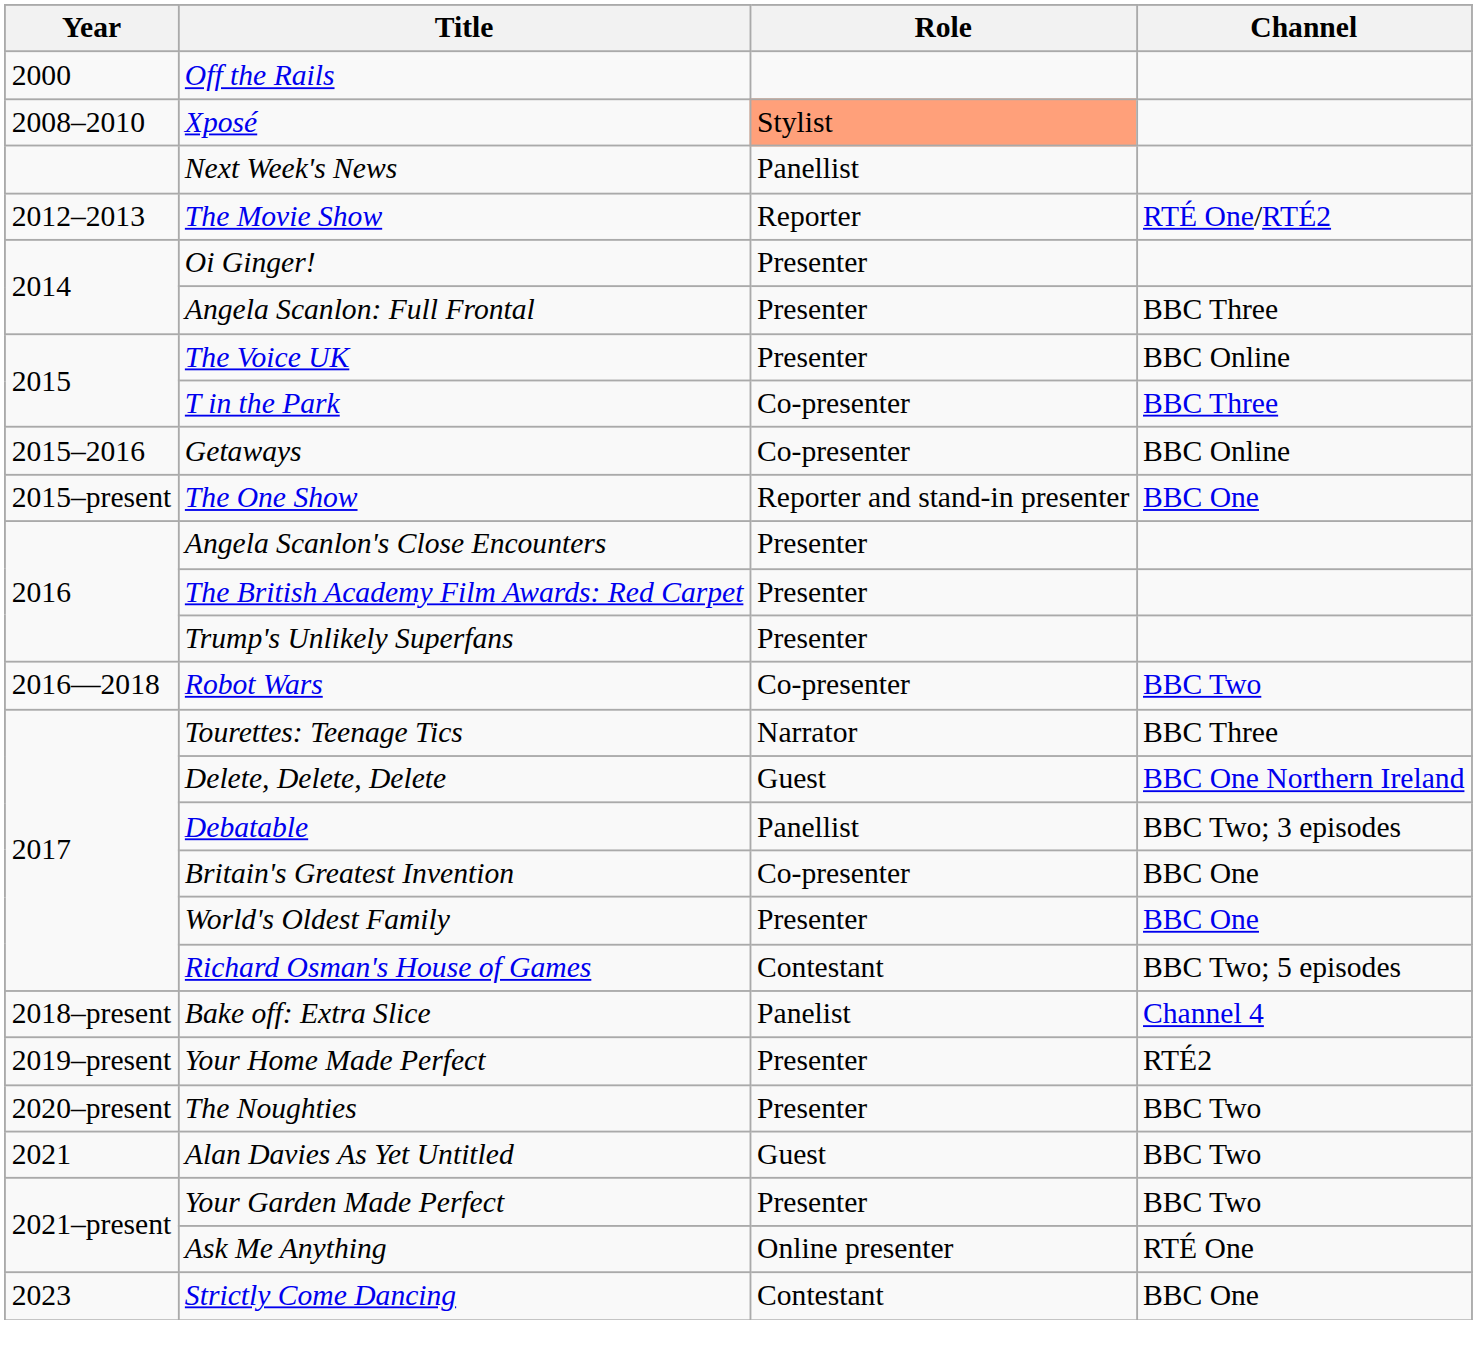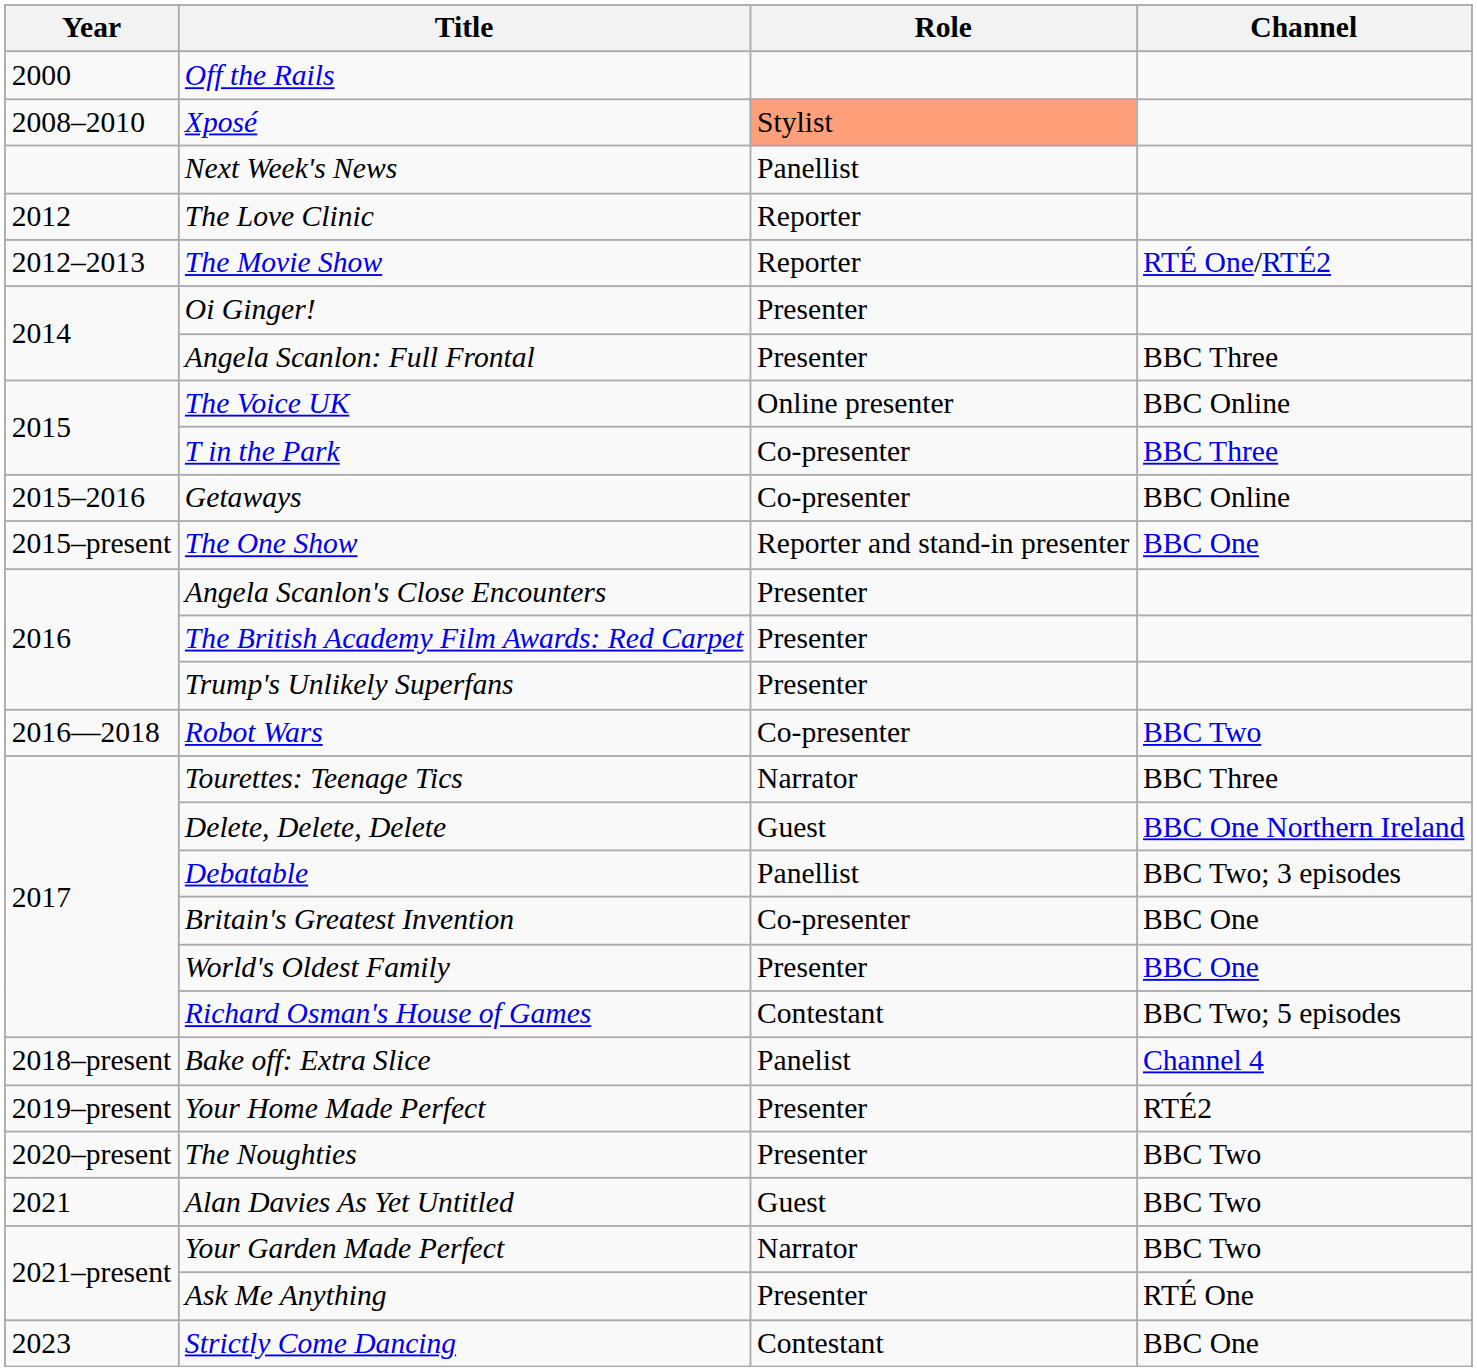+ row: (279, 215)
(812, 356) Presenter -> (855, 403) Online presenter
(812, 1201) Presenter -> (807, 1248) Narrator
(855, 1248) Online presenter -> (812, 1295) Presenter
